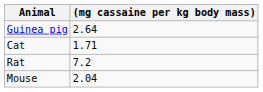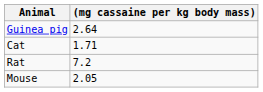(85, 79) 2.04 -> (85, 79) 2.05
